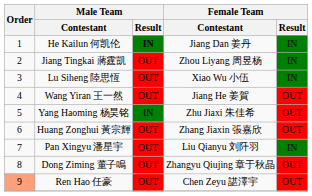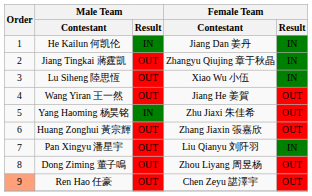(148, 44) bold -> (148, 44) normal
(220, 61) Zhou Liyang 周昱杨 -> (220, 61) Zhangyu Qiujing 章于秋晶
(220, 164) Zhangyu Qiujing 章于秋晶 -> (220, 164) Zhou Liyang 周昱杨
